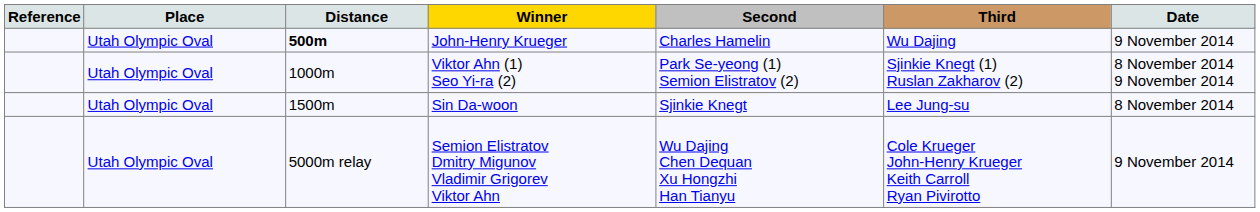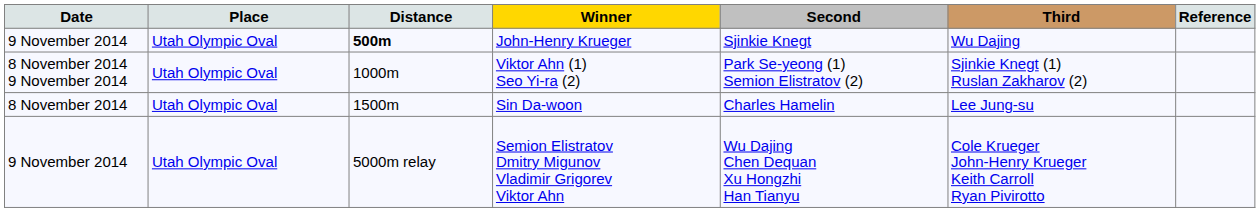columns swapped: (1183, 16) <-> (44, 16)
(715, 40) Charles Hamelin -> (767, 40) Sjinkie Knegt
(703, 104) Sjinkie Knegt -> (779, 104) Charles Hamelin
